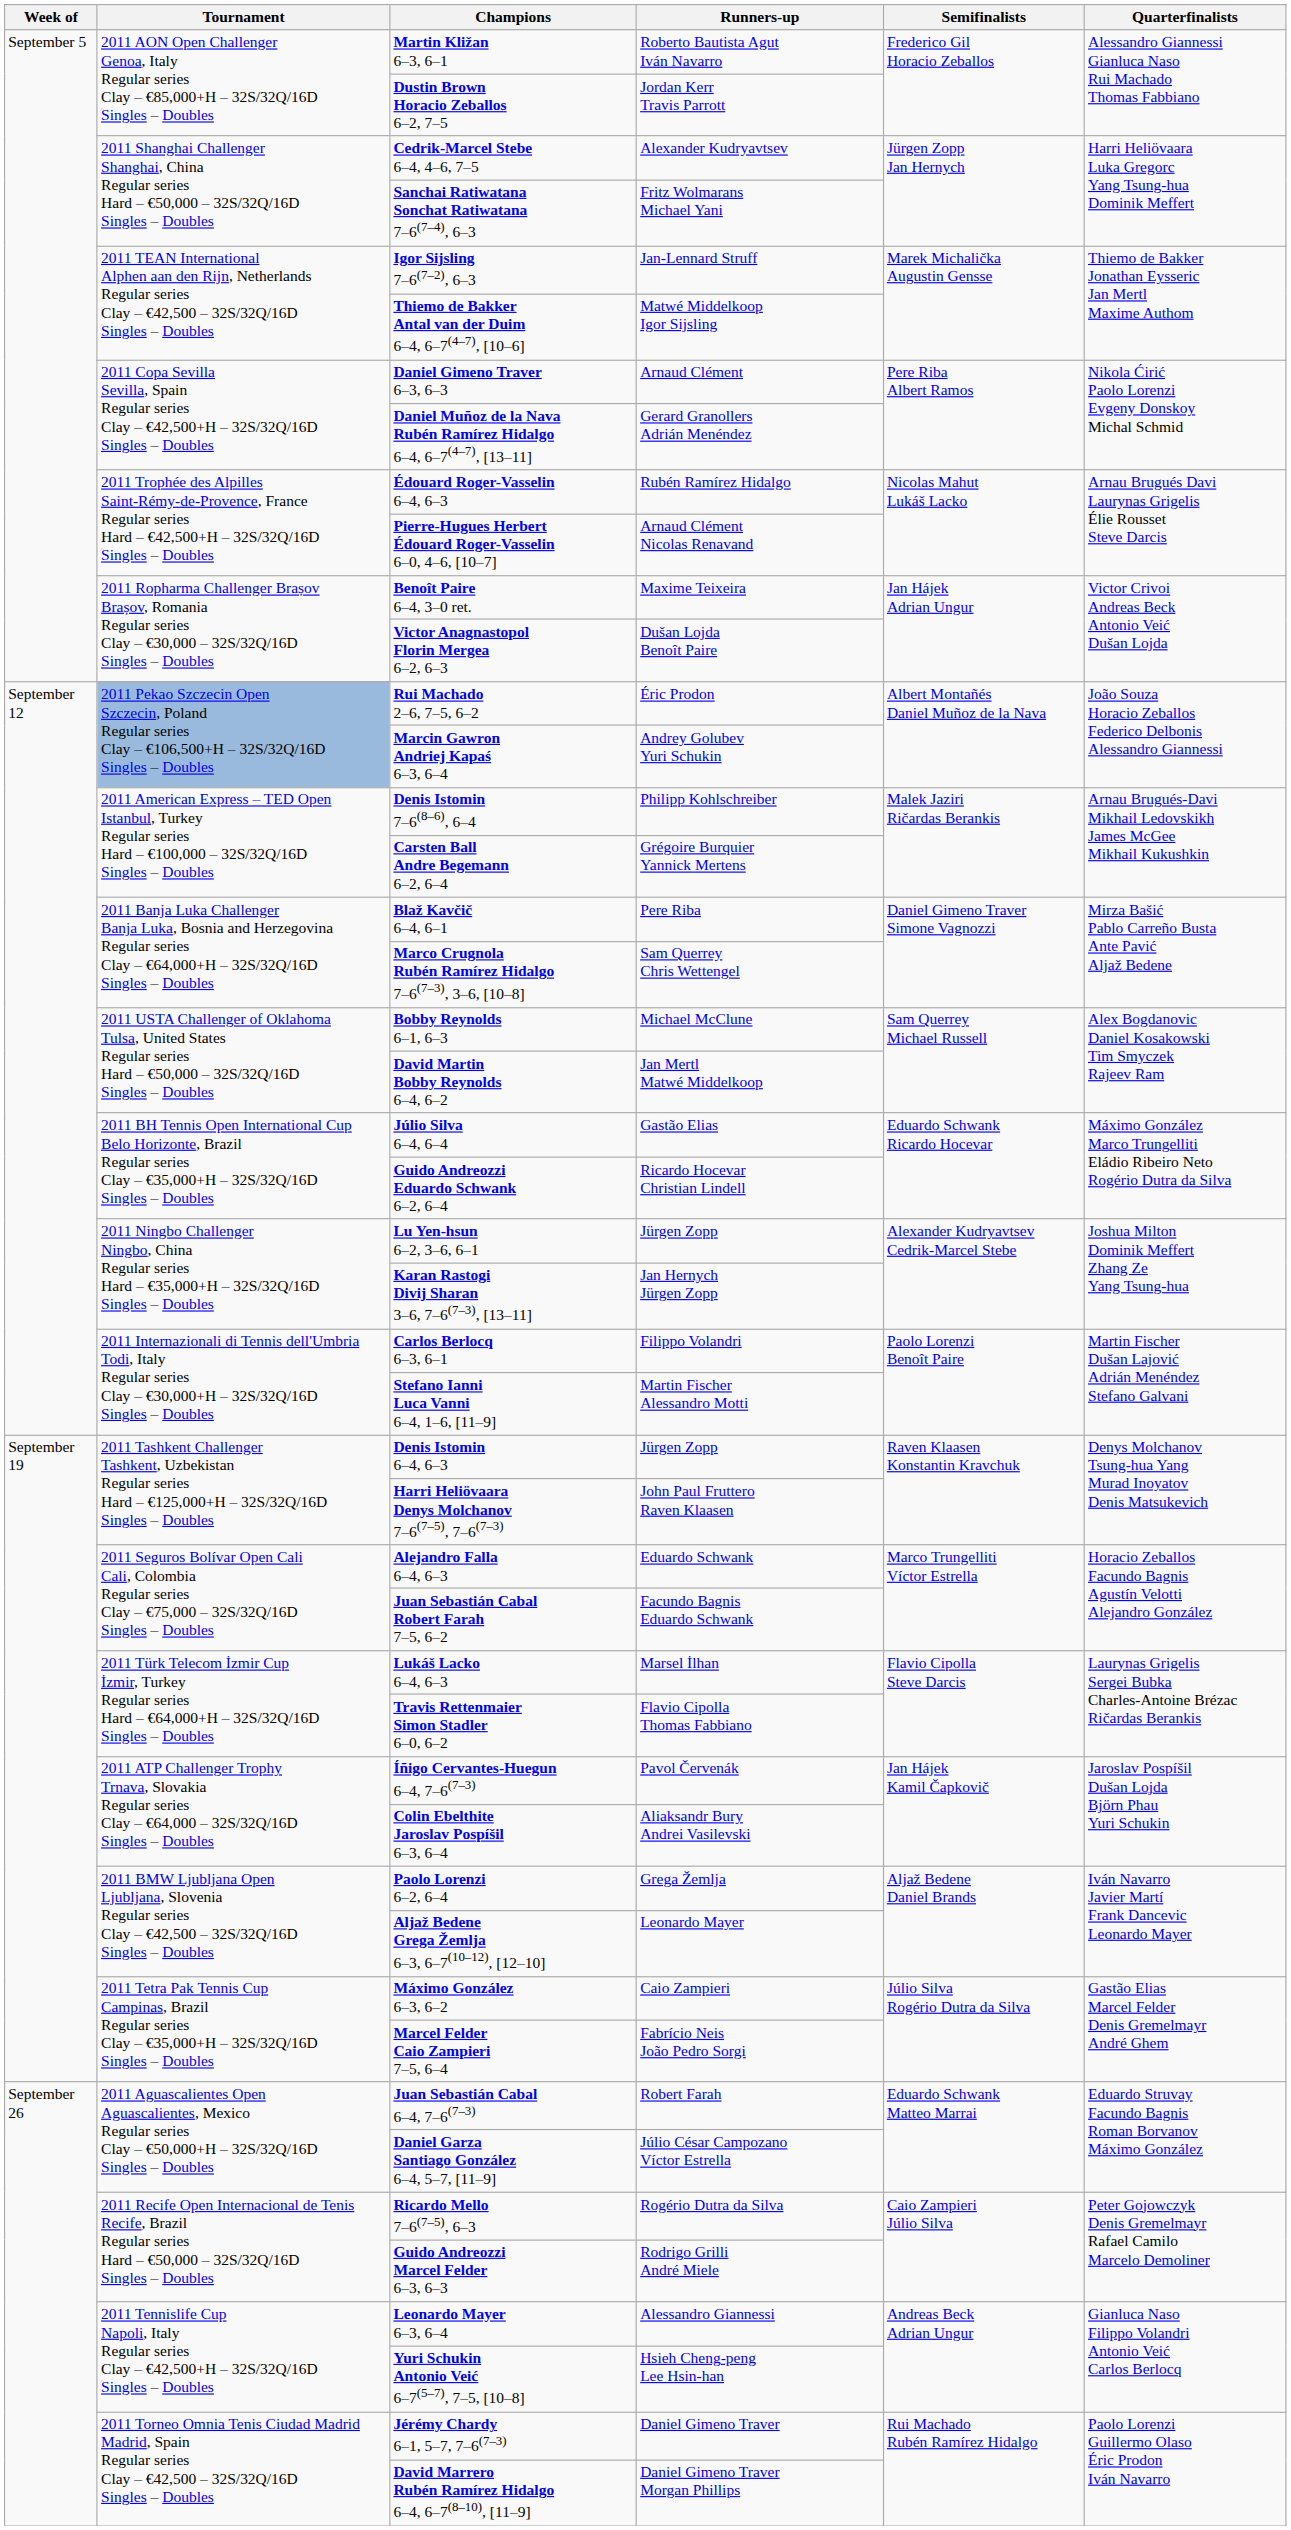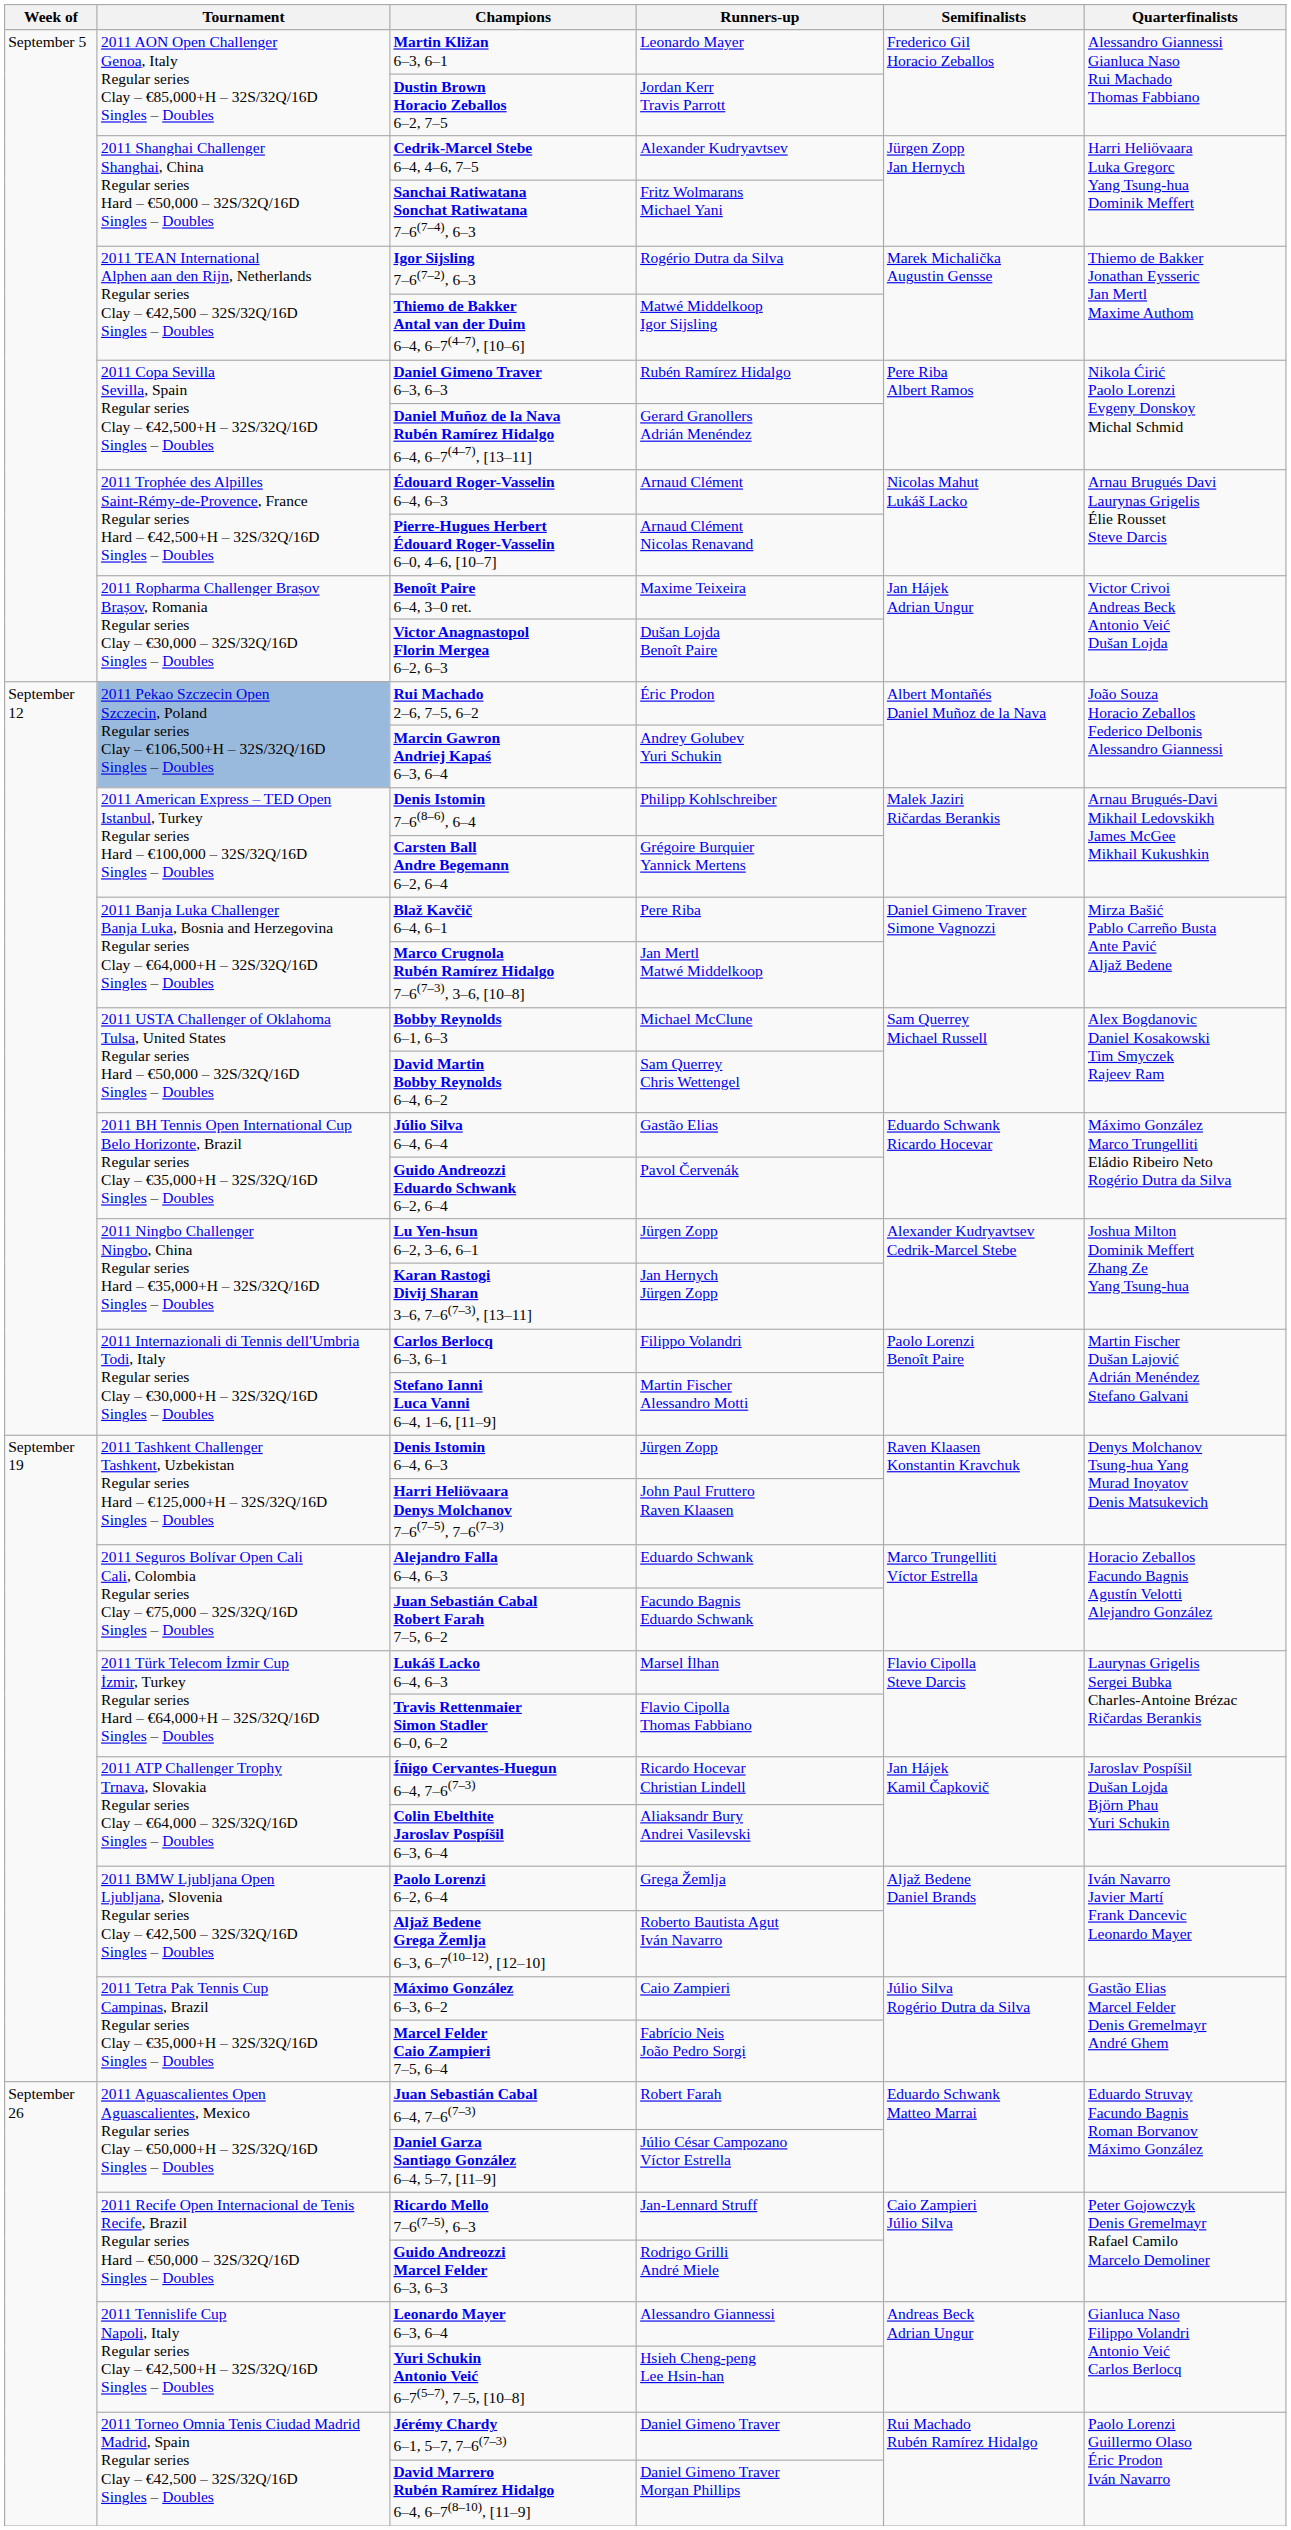(709, 51) Roberto Bautista Agut Iván Navarro -> (692, 42) Leonardo Mayer
(699, 258) Jan-Lennard Struff -> (712, 258) Rogério Dutra da Silva
(692, 372) Arnaud Clément -> (715, 372) Rubén Ramírez Hidalgo
(715, 482) Rubén Ramírez Hidalgo -> (692, 482) Arnaud Clément
(690, 962) Sam Querrey Chris Wettengel -> (701, 962) Jan Mertl Matwé Middelkoop
(701, 1072) Jan Mertl Matwé Middelkoop -> (690, 1072) Sam Querrey Chris Wettengel
(693, 1178) Ricardo Hocevar Christian Lindell -> (689, 1169) Pavol Červenák
(689, 1768) Pavol Červenák -> (693, 1777) Ricardo Hocevar Christian Lindell
(692, 1922) Leonardo Mayer -> (709, 1931) Roberto Bautista Agut Iván Navarro
(712, 2204) Rogério Dutra da Silva -> (699, 2204) Jan-Lennard Struff
